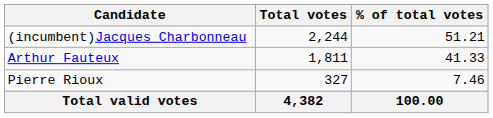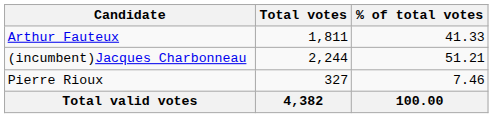rows swapped: (127, 37) <-> (63, 59)
